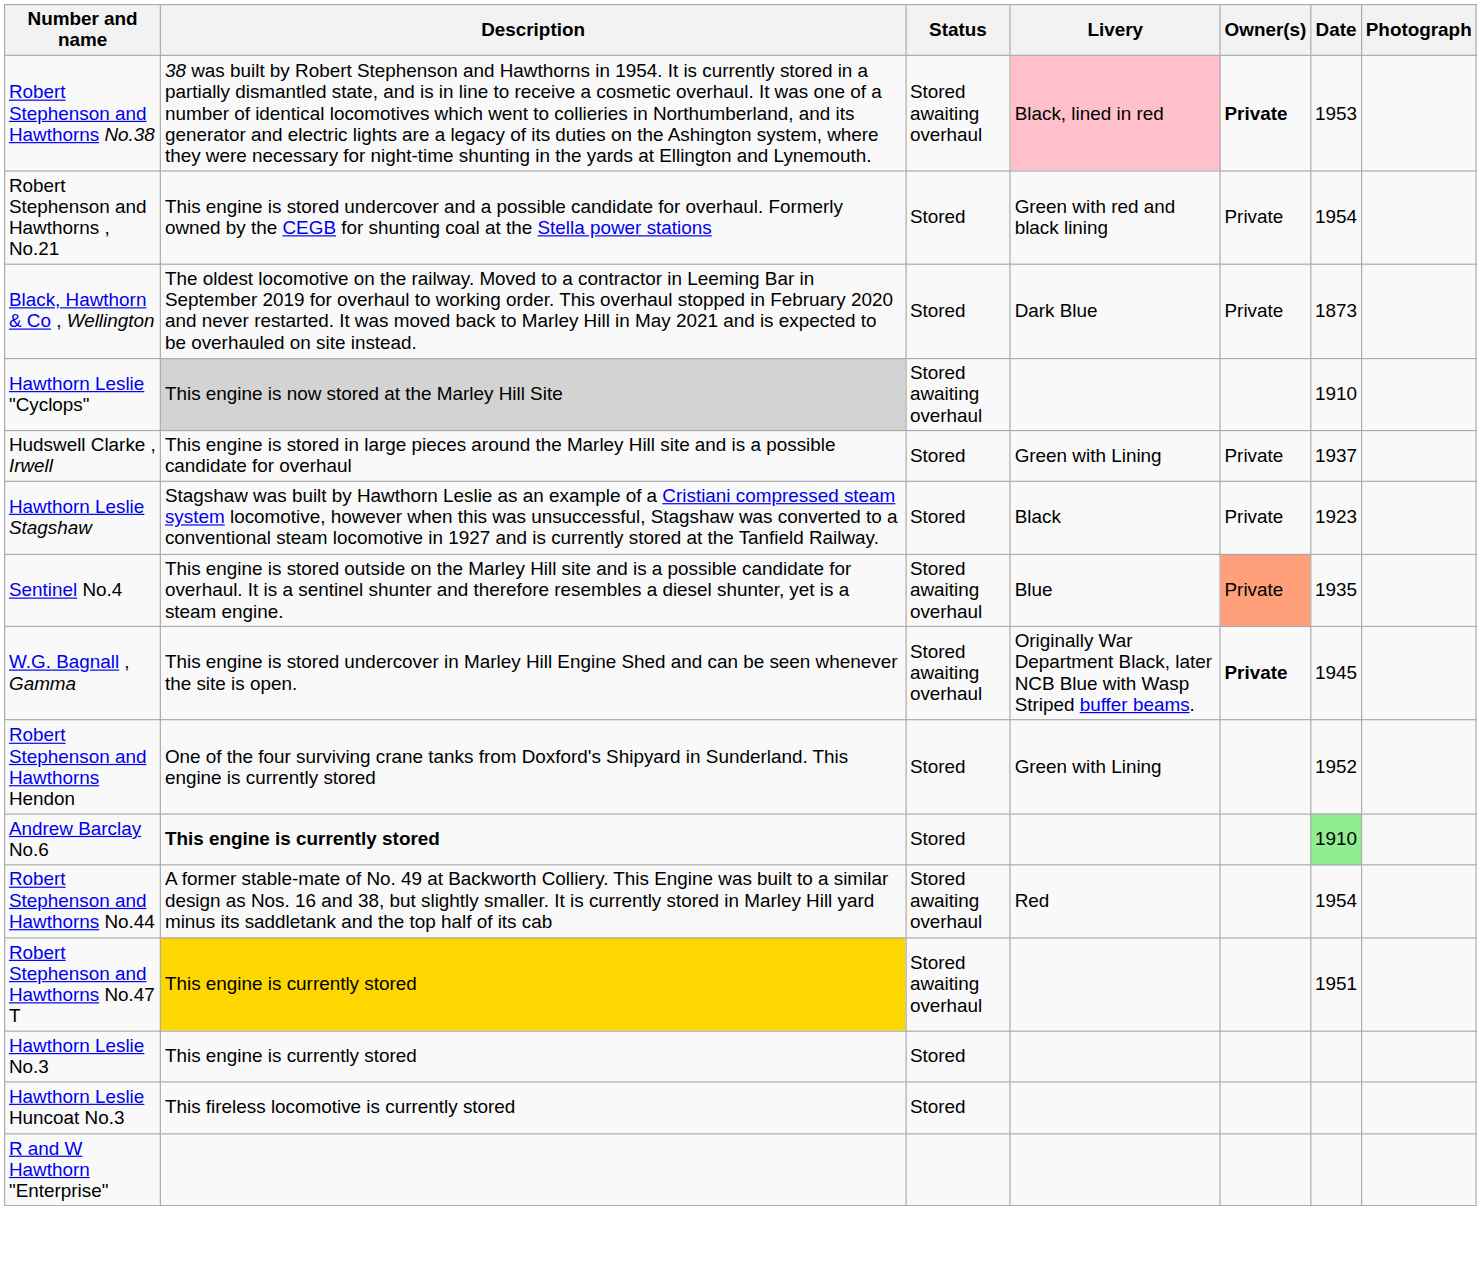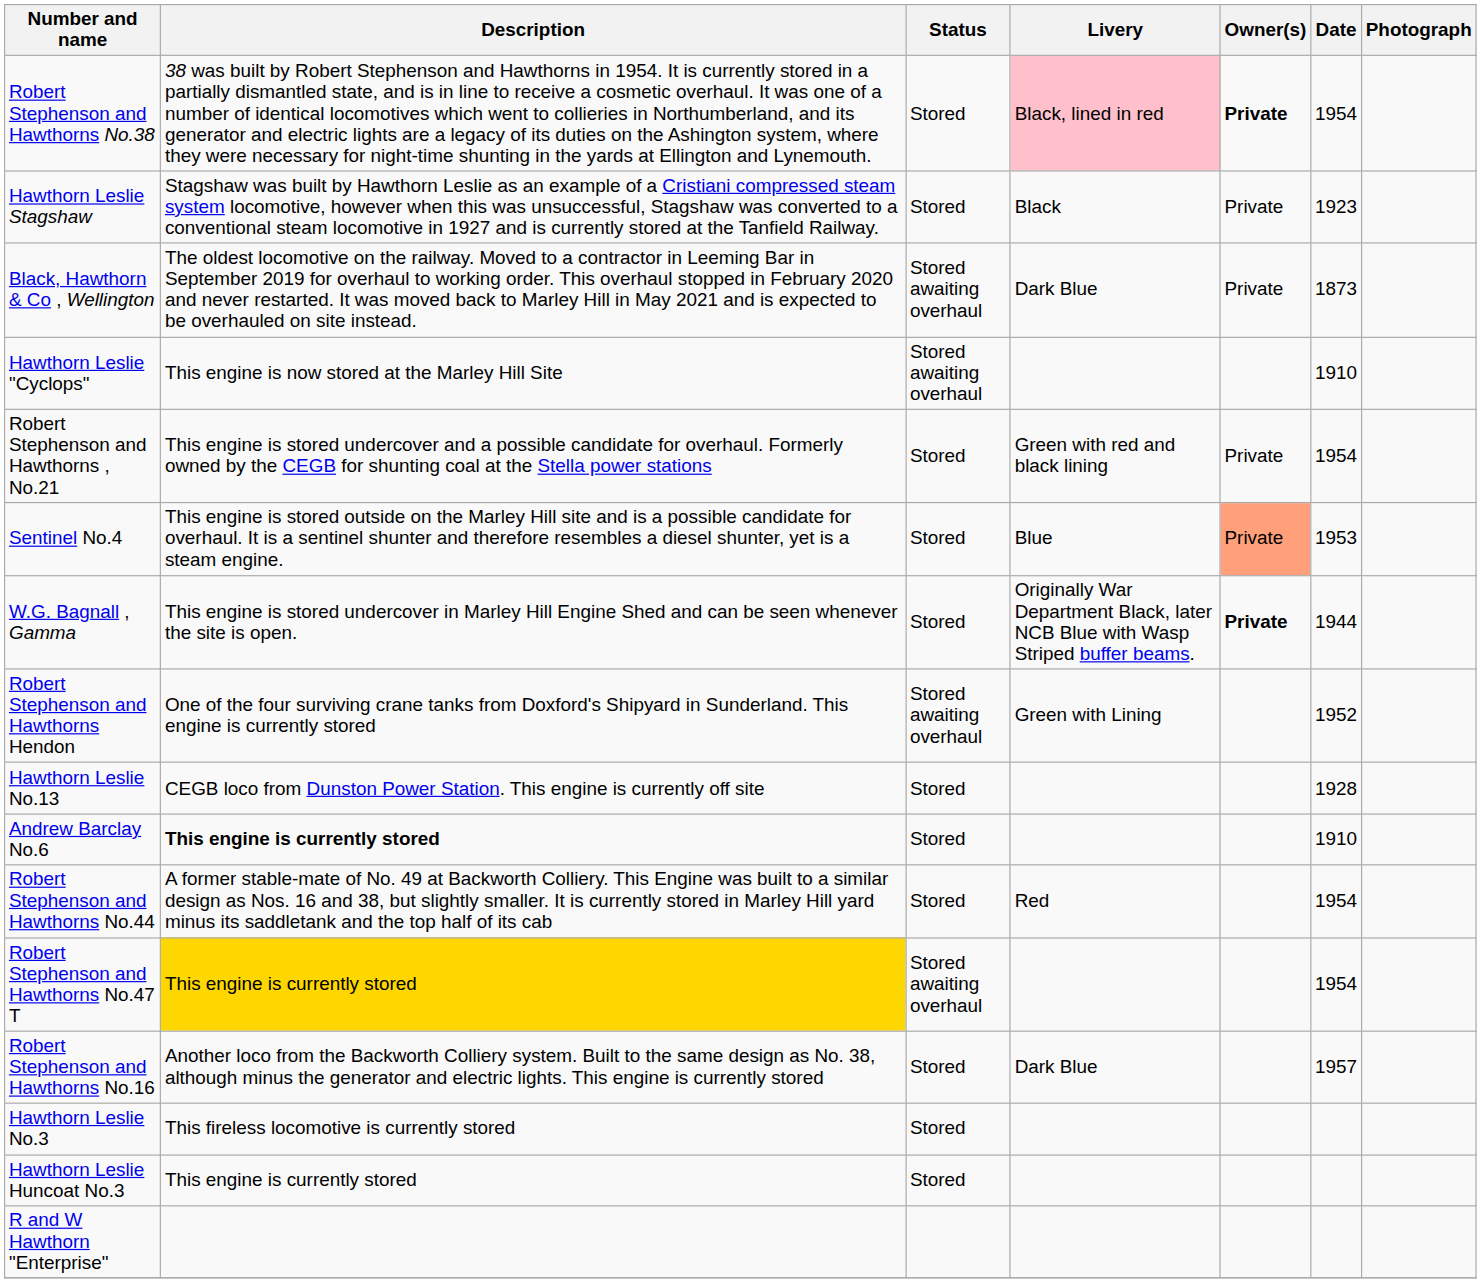(946, 113) Stored awaiting overhaul -> (938, 113) Stored
(1336, 113) 1953 -> (1336, 113) 1954
rows swapped: (77, 517) <-> (78, 217)
(938, 311) Stored -> (946, 289) Stored awaiting overhaul
(364, 394) lightgrey background -> (364, 372) no background
- row: (82, 455)
(946, 590) Stored awaiting overhaul -> (938, 538) Stored
(1336, 590) 1935 -> (1336, 538) 1953
(946, 673) Stored awaiting overhaul -> (938, 622) Stored
(1336, 673) 1945 -> (1336, 622) 1944
(938, 766) Stored -> (946, 715) Stored awaiting overhaul
+ row: (77, 788)
(1336, 839) lightgreen background -> (1336, 839) no background
(946, 901) Stored awaiting overhaul -> (938, 901) Stored
(1336, 984) 1951 -> (1336, 984) 1954
+ row: (82, 1067)
(291, 1056) This engine is currently stored -> (340, 1128) This fireless locomotive is currently stored
(340, 1107) This fireless locomotive is currently stored -> (291, 1180) This engine is currently stored
